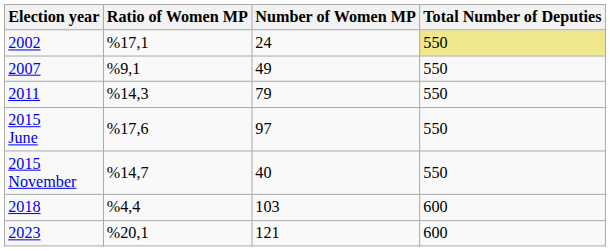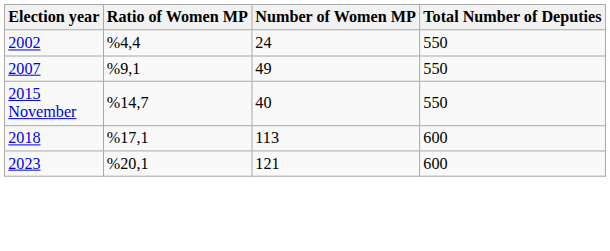(128, 42) %17,1 -> (124, 42) %4,4
(435, 42) khaki background -> (435, 42) no background
- row: (24, 94)
- row: (24, 128)
(124, 207) %4,4 -> (128, 138) %17,1
(267, 207) 103 -> (267, 138) 113
